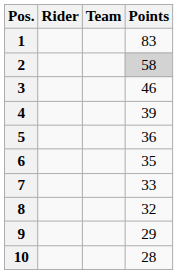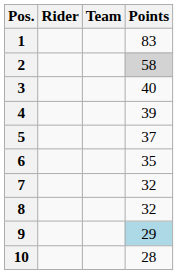(149, 88) 46 -> (149, 88) 40
(149, 137) 36 -> (149, 137) 37
(149, 185) 33 -> (149, 185) 32
(149, 233) no background -> (149, 233) lightblue background
